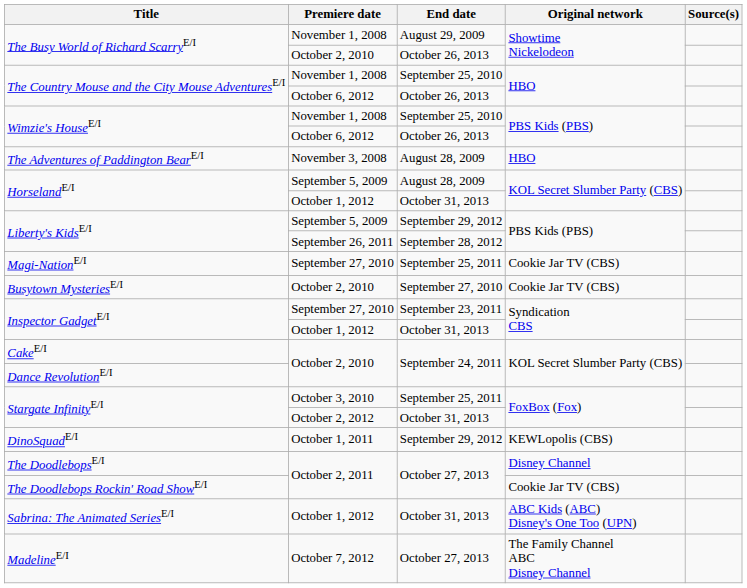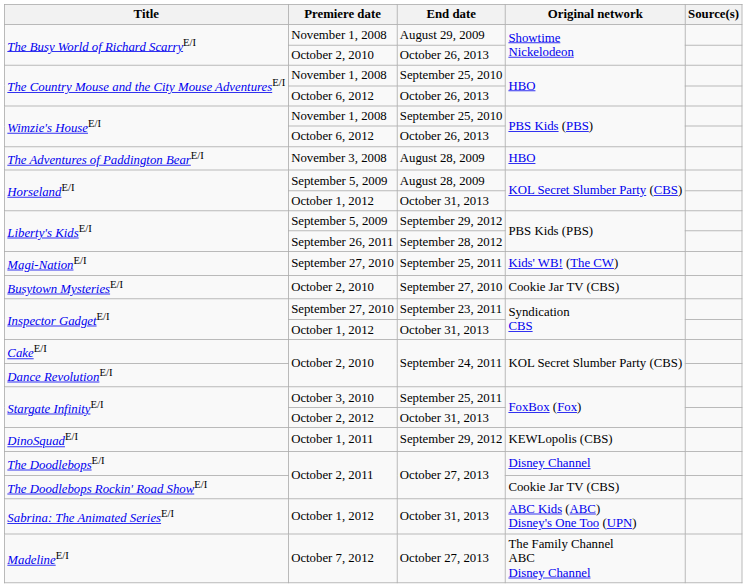(564, 263) Cookie Jar TV (CBS) -> (563, 263) Kids' WB! (The CW)
